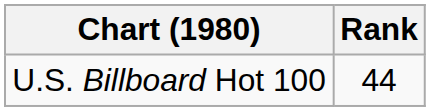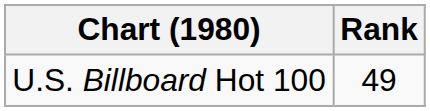(379, 79) 44 -> (379, 79) 49
